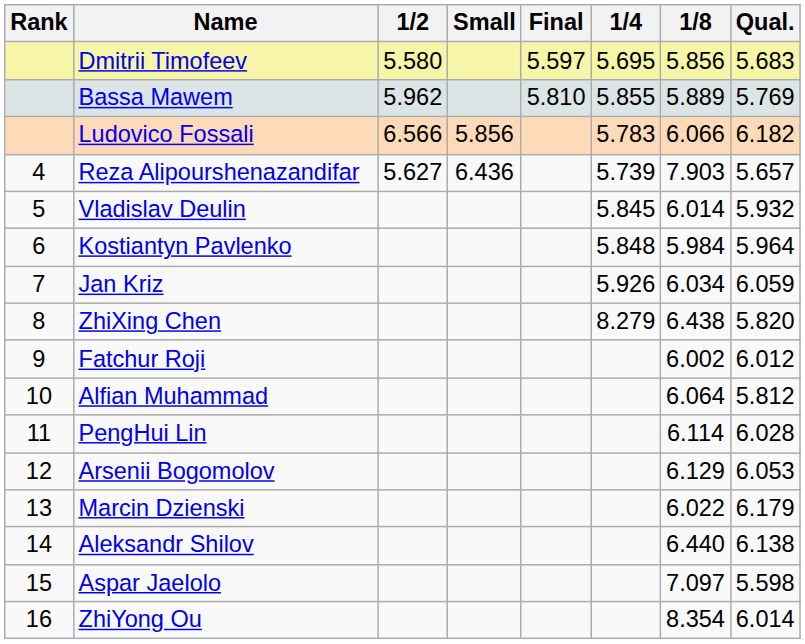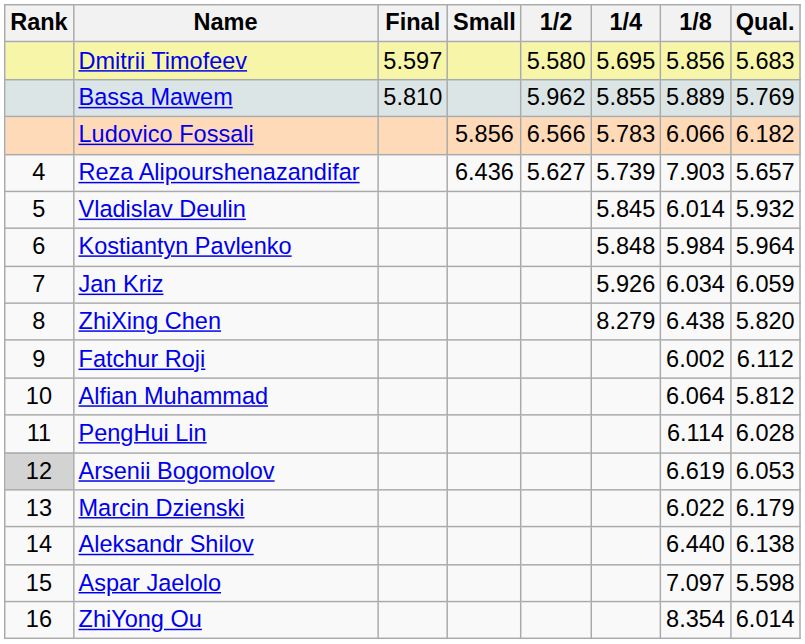columns swapped: (556, 23) <-> (413, 23)
(765, 358) 6.012 -> (765, 358) 6.112
(39, 470) no background -> (39, 470) lightgrey background
(696, 470) 6.129 -> (696, 470) 6.619
